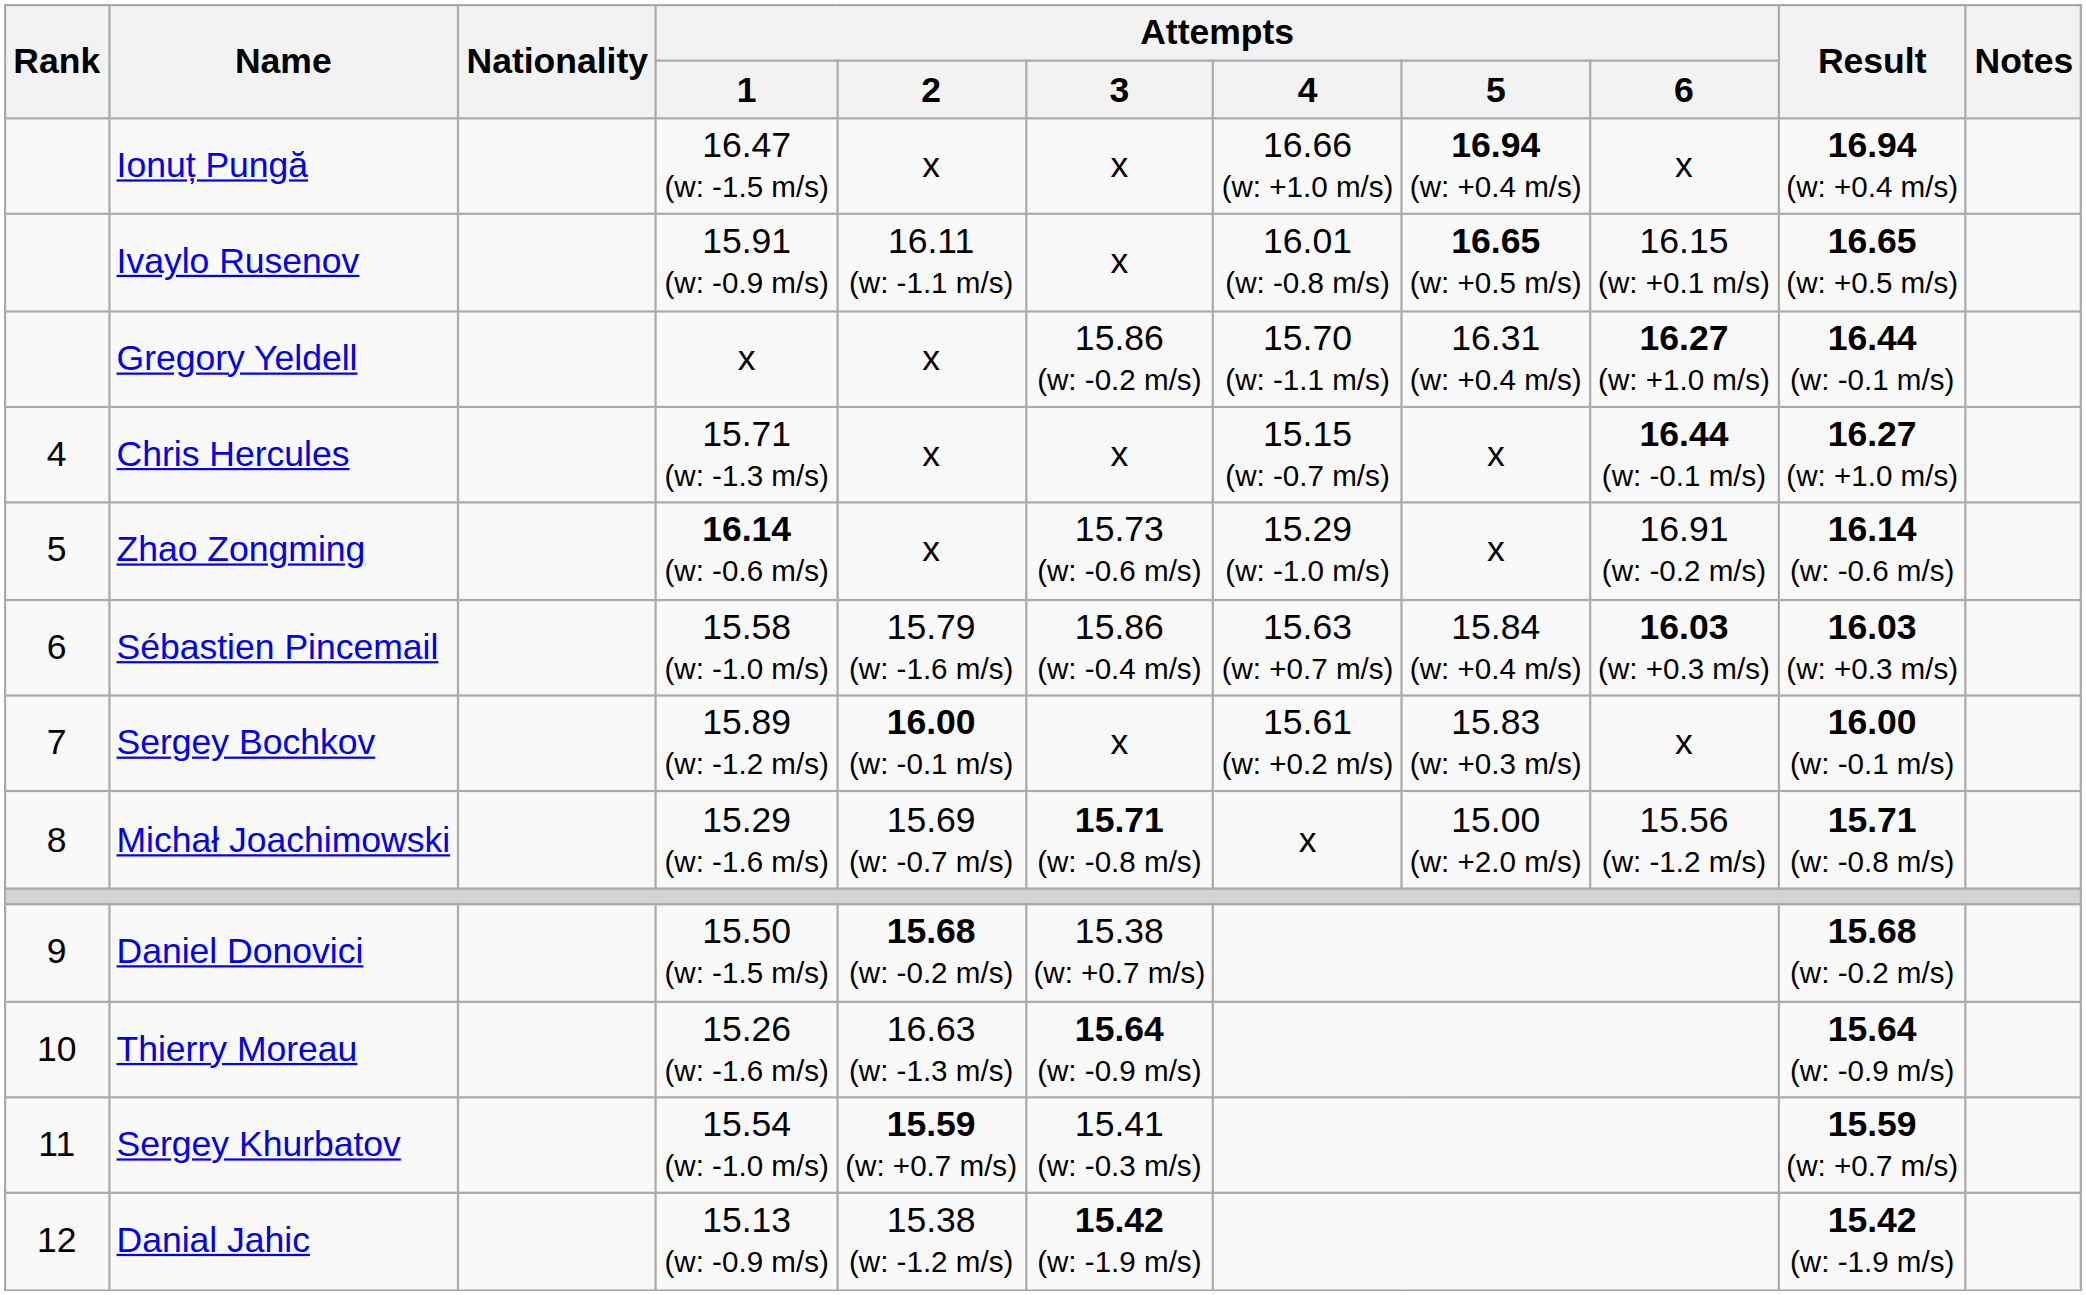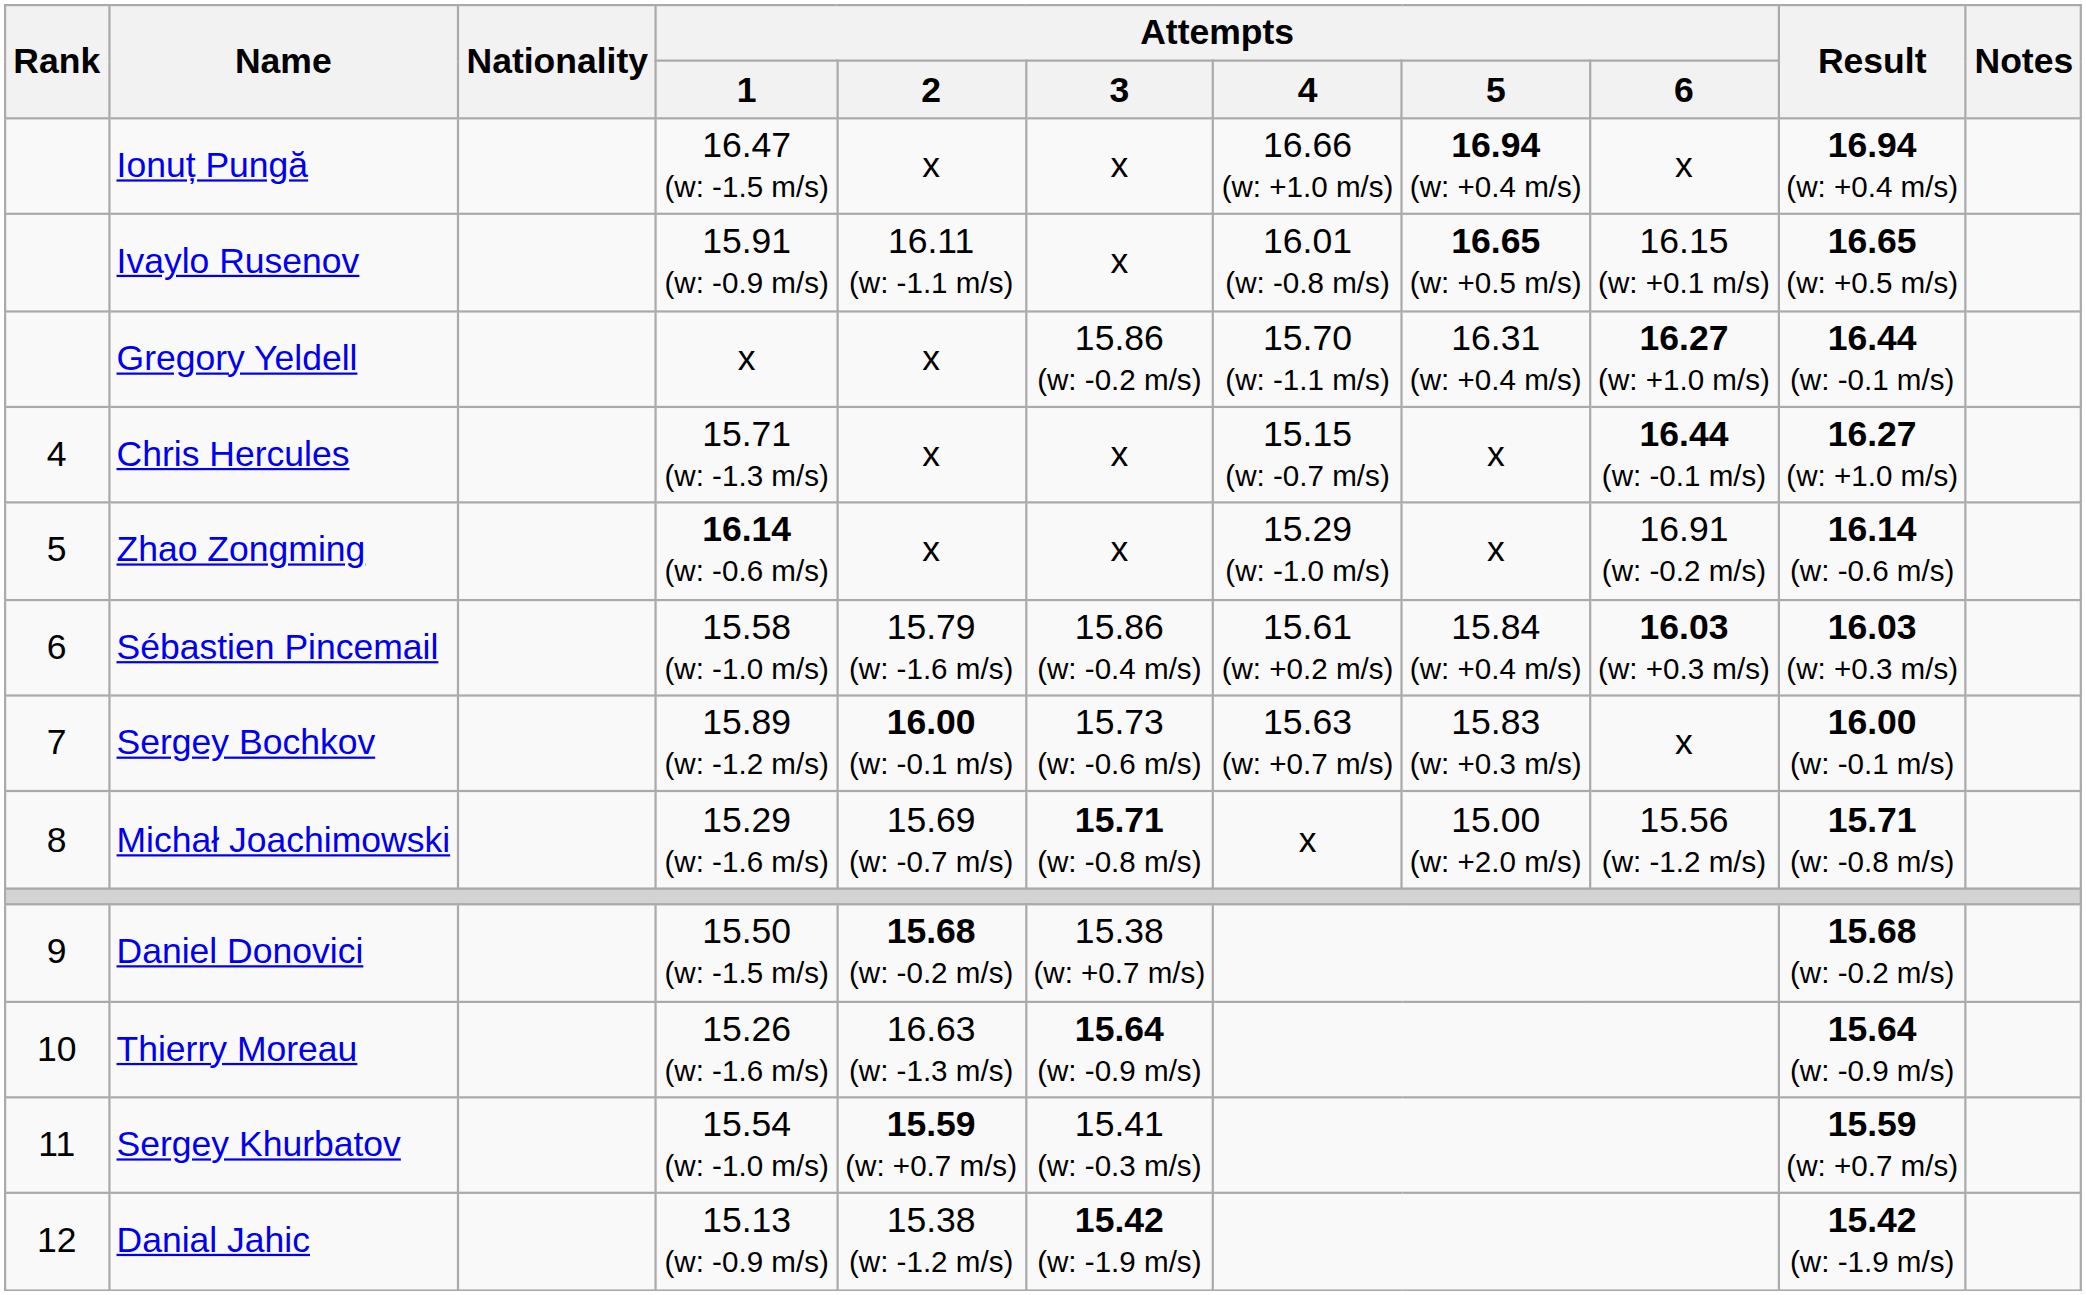(1119, 550) 15.73 (w: -0.6 m/s) -> (1119, 550) x
(1308, 646) 15.63 (w: +0.7 m/s) -> (1308, 646) 15.61 (w: +0.2 m/s)
(1119, 743) x -> (1119, 743) 15.73 (w: -0.6 m/s)
(1308, 743) 15.61 (w: +0.2 m/s) -> (1308, 743) 15.63 (w: +0.7 m/s)
